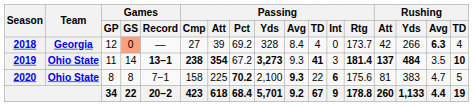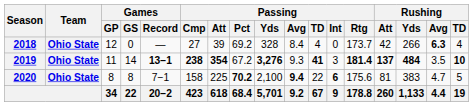(73, 45) Georgia -> (73, 45) Ohio State
(131, 45) lightsalmon background -> (131, 45) no background
(270, 61) 3,273 -> (270, 61) 3,276
(297, 77) 9.3 -> (297, 77) 9.4
